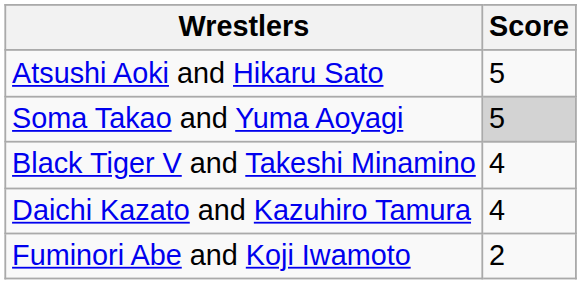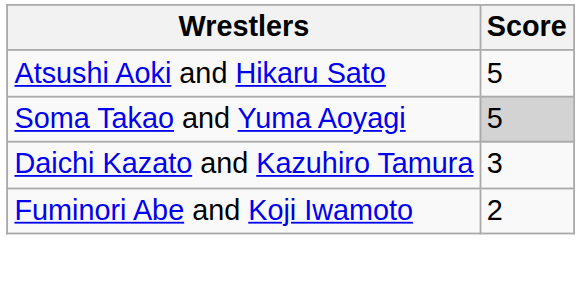- row: (244, 164)
(497, 210) 4 -> (495, 164) 3
